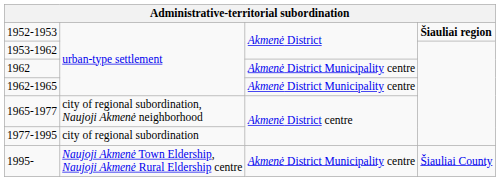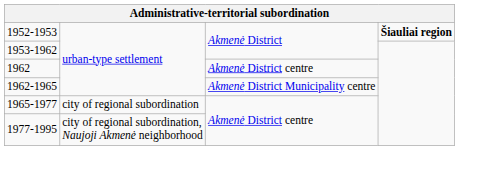(331, 68) Akmenė District Municipality centre -> (261, 68) Akmenė District centre
(133, 111) city of regional subordination, Naujoji Akmenė neighborhood -> (131, 104) city of regional subordination
(131, 136) city of regional subordination -> (133, 129) city of regional subordination, Naujoji Akmenė neighborhood
- row: (20, 160)
